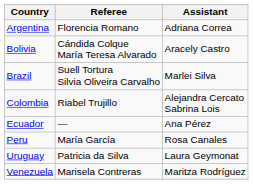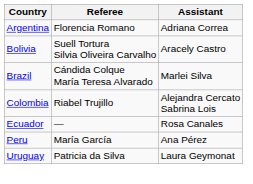(107, 49) Cándida Colque María Teresa Alvarado -> (105, 49) Suell Tortura Silvia Oliveira Carvalho
(109, 76) Suell Tortura Silvia Oliveira Carvalho -> (103, 76) Cándida Colque María Teresa Alvarado
(188, 124) Ana Pérez -> (192, 124) Rosa Canales
(196, 140) Rosa Canales -> (184, 140) Ana Pérez
- row: (30, 171)
